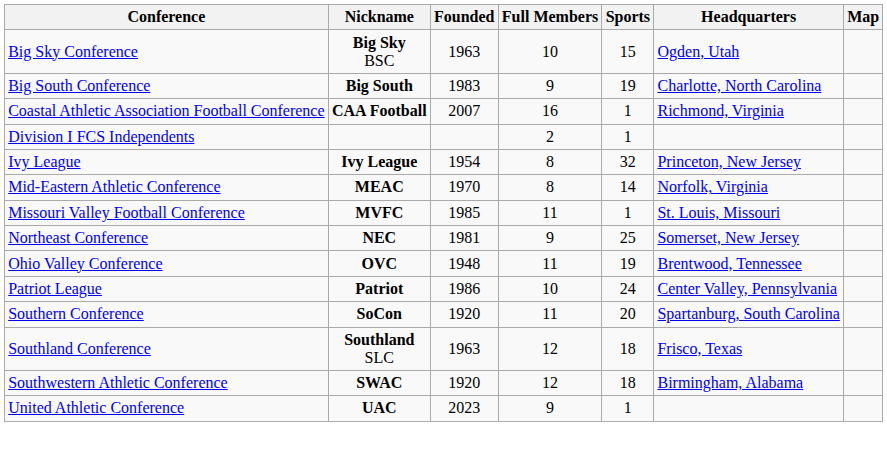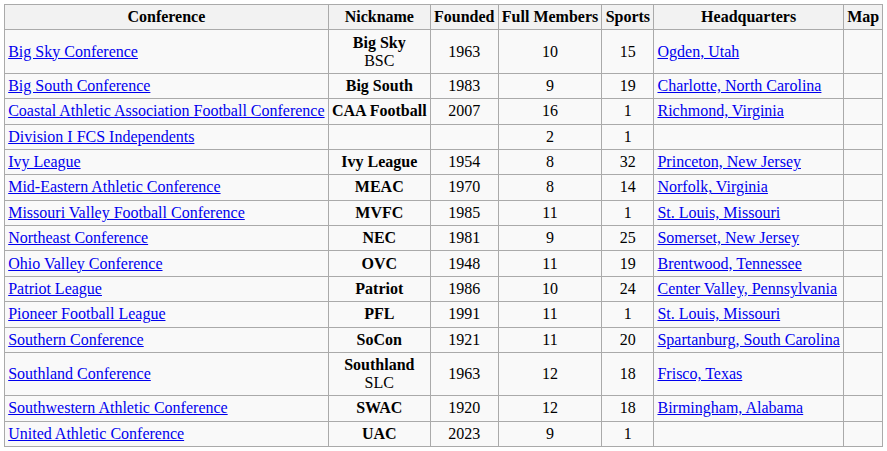+ row: (87, 314)
(464, 314) 1920 -> (464, 339) 1921
